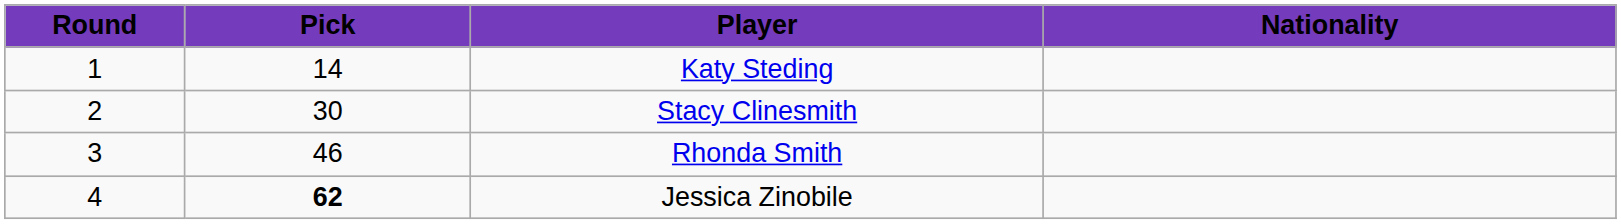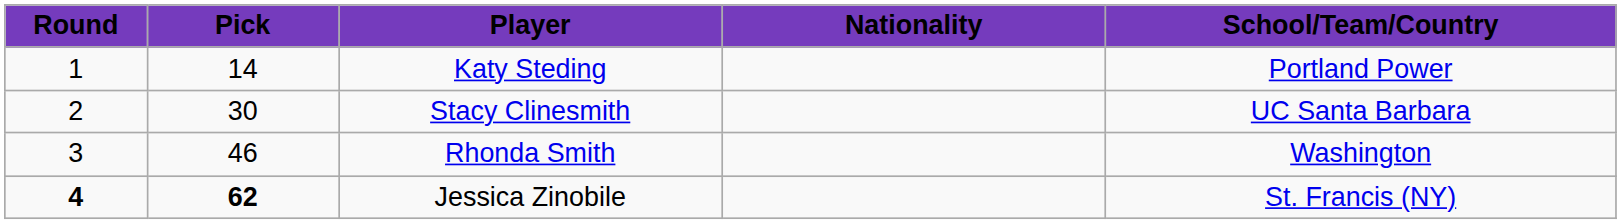+ column: (1361, 25)
(95, 196) normal -> (76, 196) bold
